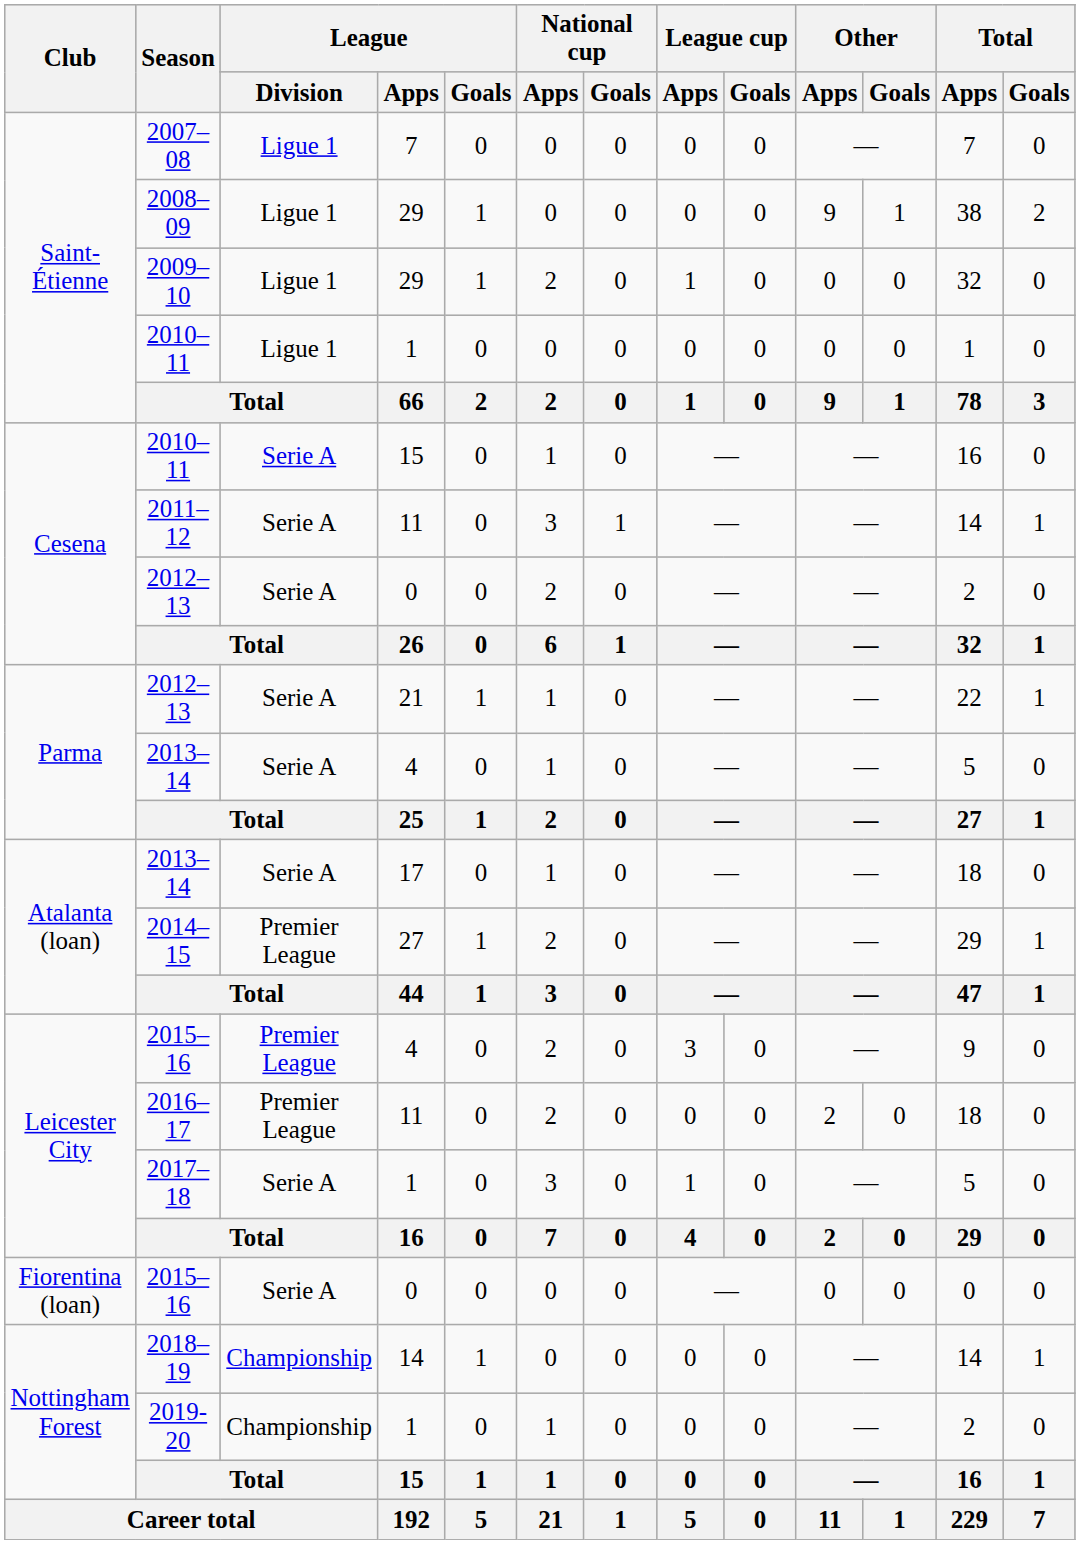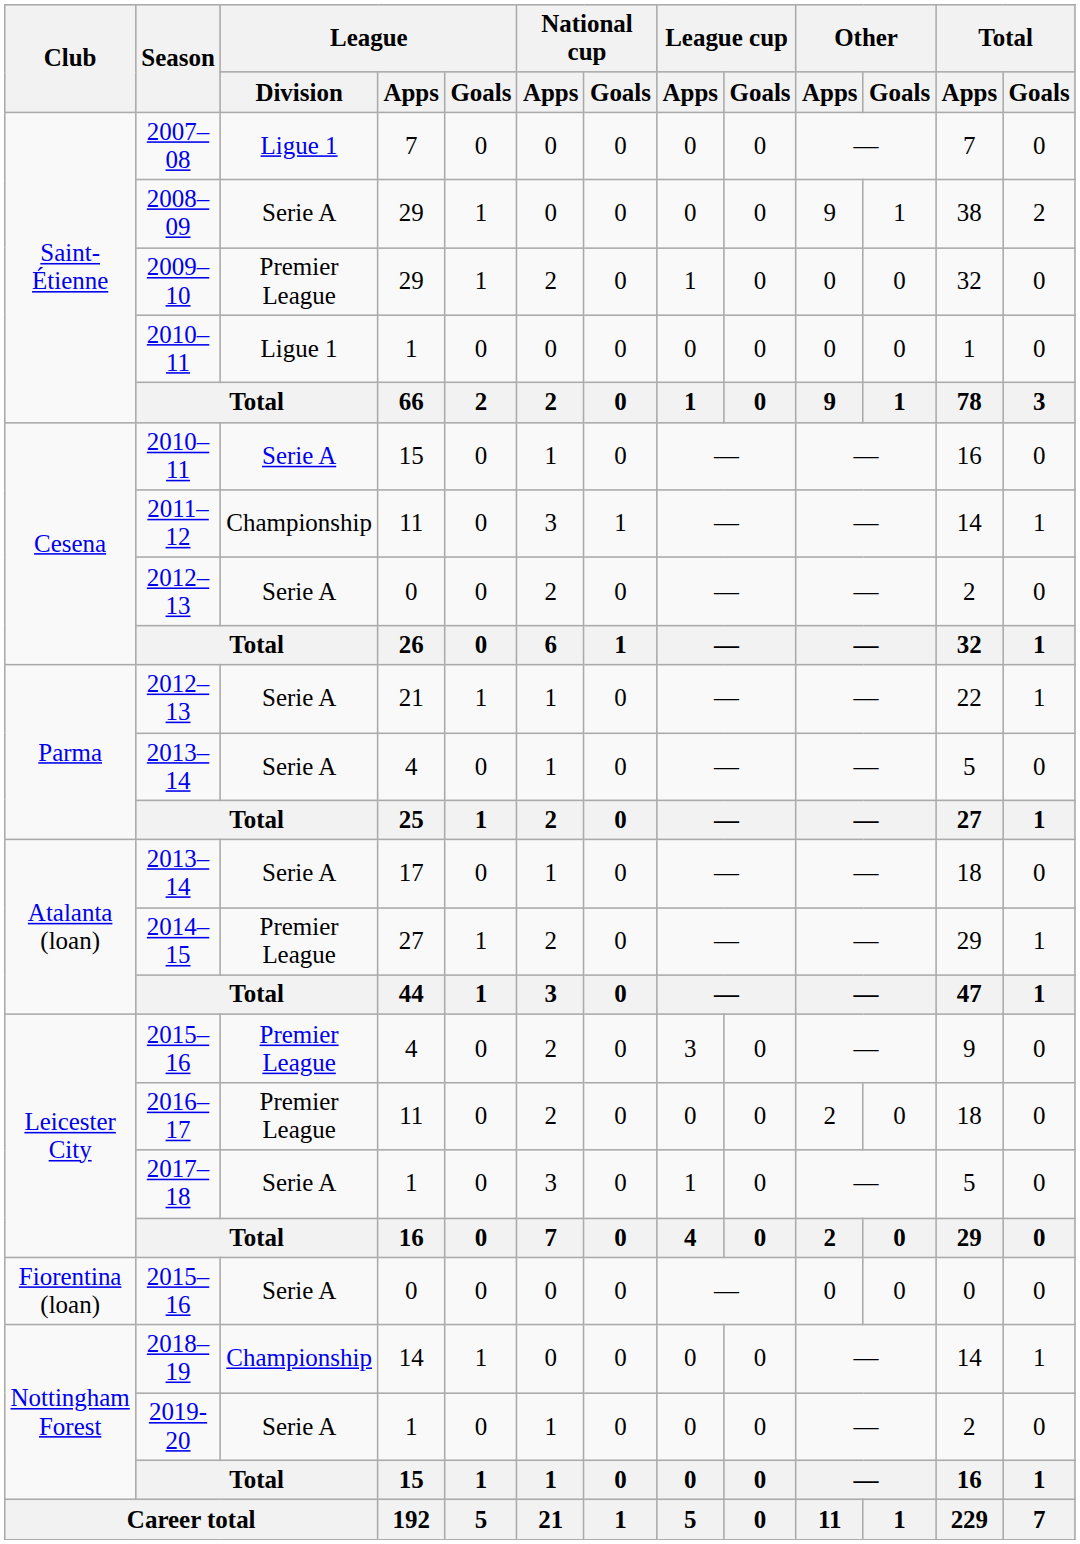(299, 213) Ligue 1 -> (299, 213) Serie A
(299, 280) Ligue 1 -> (299, 280) Premier League
(299, 523) Serie A -> (299, 523) Championship
(299, 1426) Championship -> (299, 1426) Serie A
